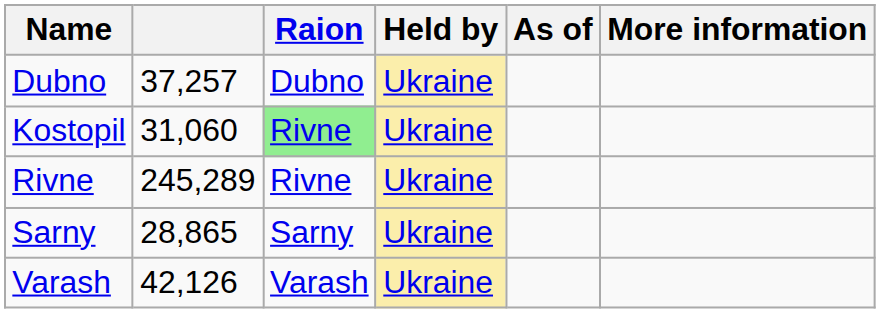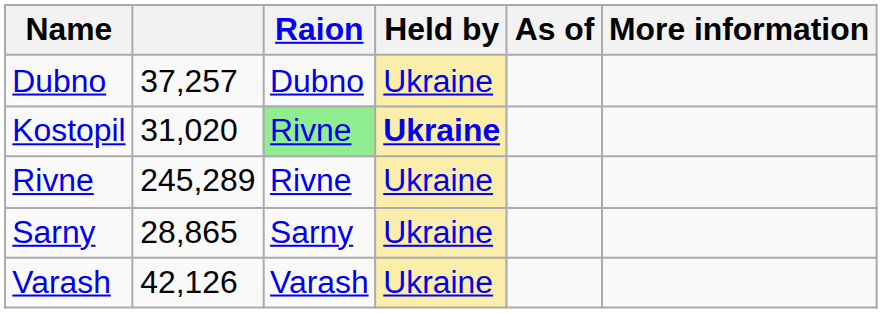(189, 130) 31,060 -> (189, 130) 31,020
(438, 130) normal -> (442, 130) bold
